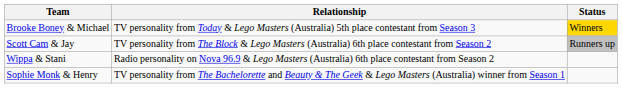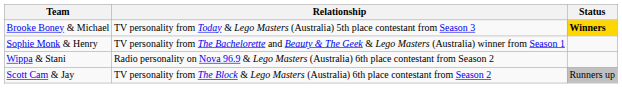(586, 28) normal -> (588, 28) bold
rows swapped: (40, 43) <-> (52, 75)
